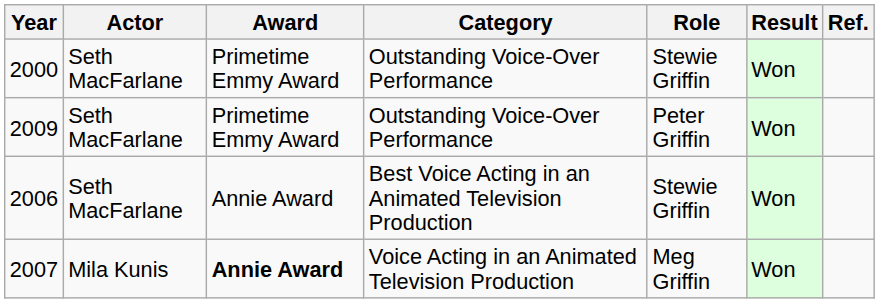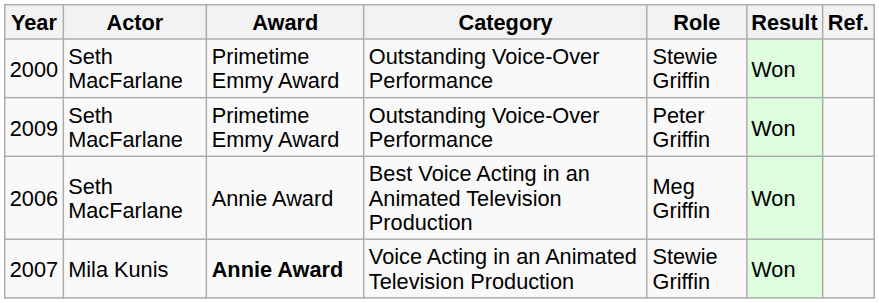(685, 198) Stewie Griffin -> (681, 198) Meg Griffin
(681, 269) Meg Griffin -> (685, 269) Stewie Griffin
